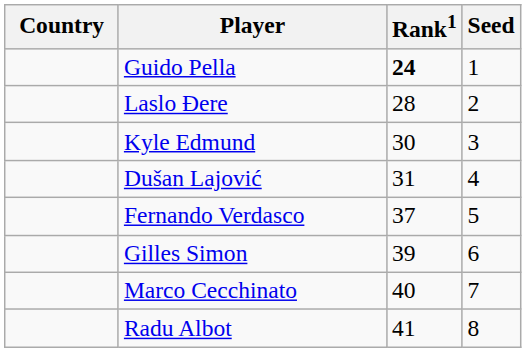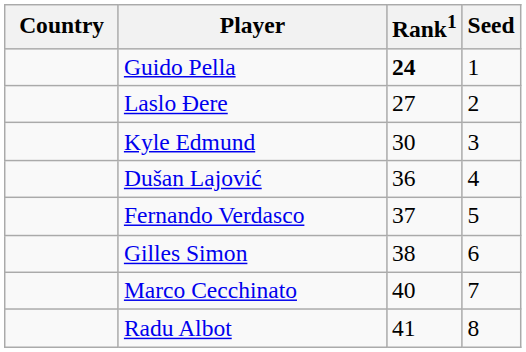(404, 104) 28 -> (404, 104) 27
(404, 178) 31 -> (404, 178) 36
(404, 253) 39 -> (404, 253) 38
